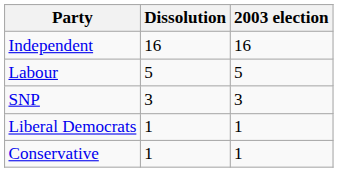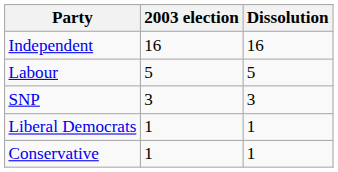columns swapped: (281, 18) <-> (185, 18)
